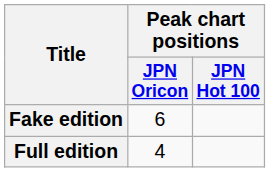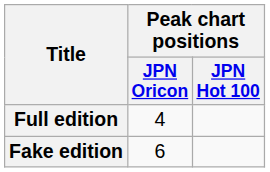rows swapped: (66, 120) <-> (66, 151)
